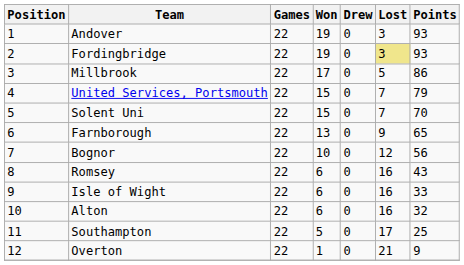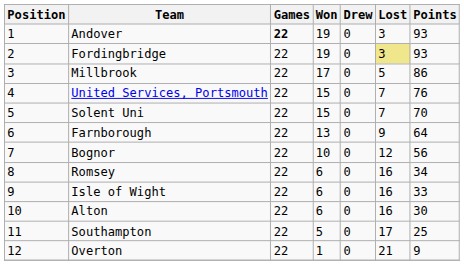(281, 34) normal -> (281, 34) bold
(420, 93) 79 -> (420, 93) 76
(420, 133) 65 -> (420, 133) 64
(420, 172) 43 -> (420, 172) 34
(420, 211) 32 -> (420, 211) 30
